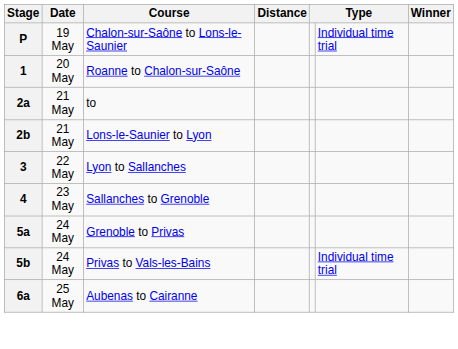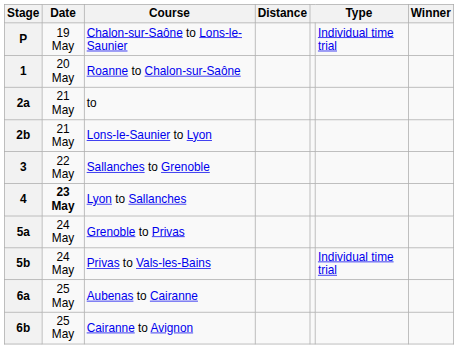(136, 167) Lyon to Sallanches -> (148, 167) Sallanches to Grenoble
(63, 199) normal -> (63, 199) bold
(148, 199) Sallanches to Grenoble -> (136, 199) Lyon to Sallanches
+ row: (23, 328)
